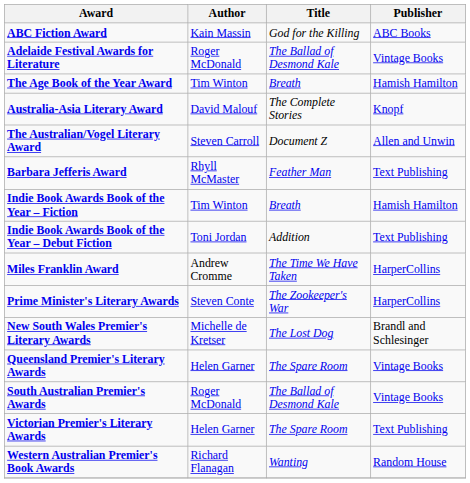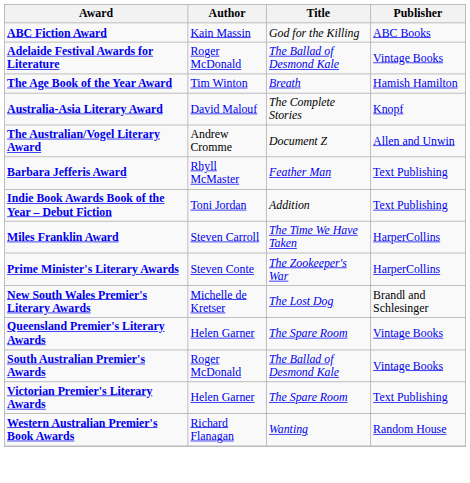(225, 141) Steven Carroll -> (211, 141) Andrew Cromme
- row: (86, 205)
(211, 269) Andrew Cromme -> (225, 237) Steven Carroll
